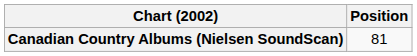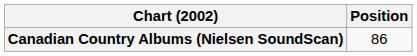(379, 39) 81 -> (379, 39) 86
